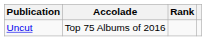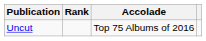columns swapped: (115, 12) <-> (182, 12)
